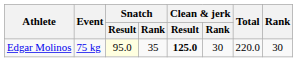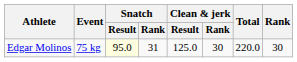(153, 48) 35 -> (153, 48) 31
(185, 48) bold -> (185, 48) normal
